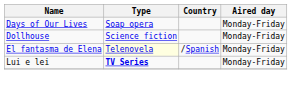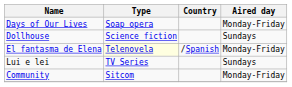(254, 37) Monday-Friday -> (240, 37) Sundays
(127, 62) bold -> (127, 62) normal
(254, 62) Monday-Friday -> (240, 62) Sundays
+ row: (28, 75)
